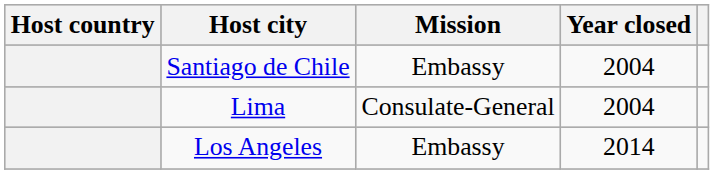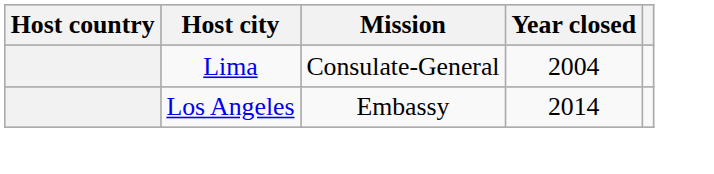- row: (258, 65)
